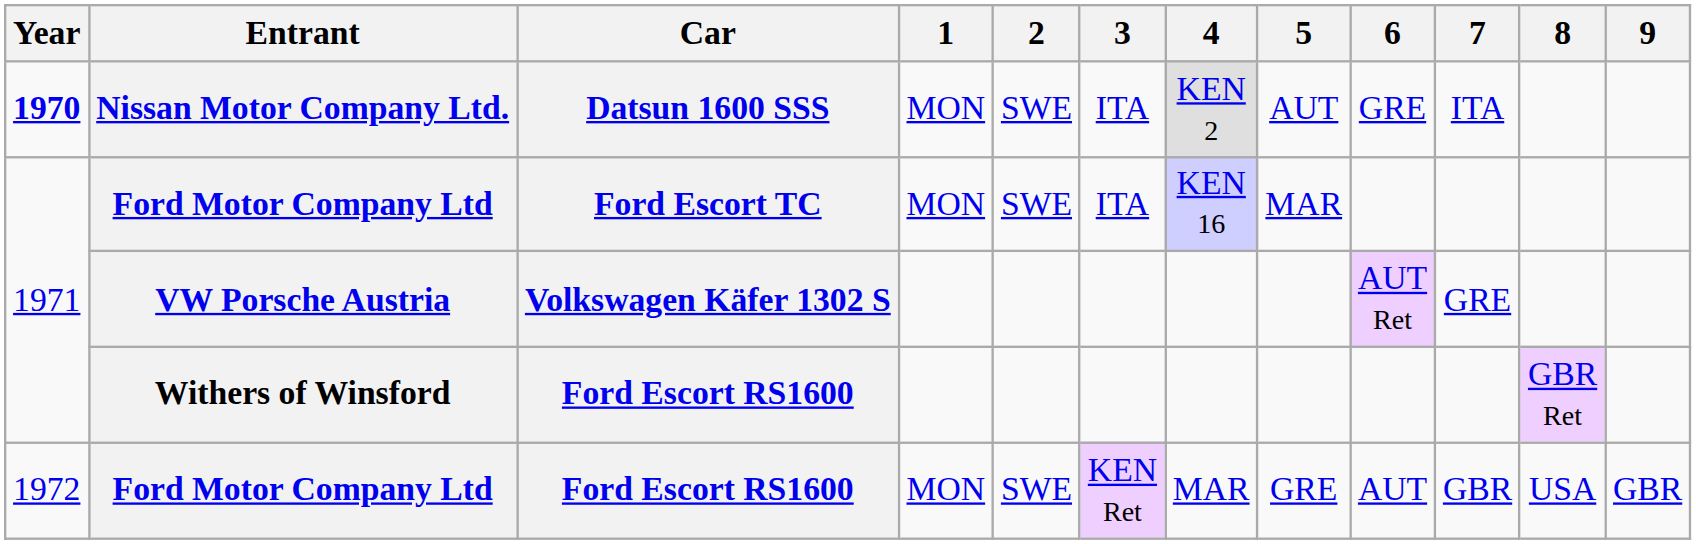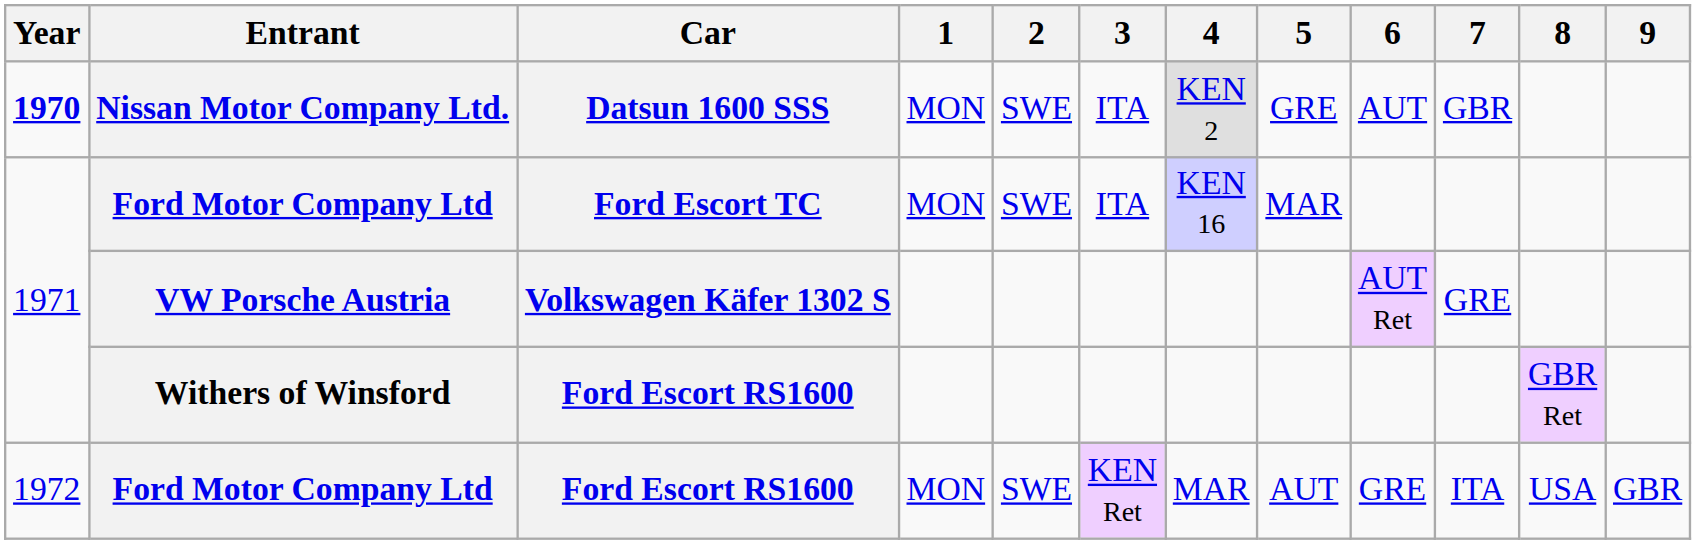(1304, 108) AUT -> (1304, 108) GRE
(1393, 108) GRE -> (1393, 108) AUT
(1478, 108) ITA -> (1478, 108) GBR
(1304, 489) GRE -> (1304, 489) AUT
(1393, 489) AUT -> (1393, 489) GRE
(1478, 489) GBR -> (1478, 489) ITA
